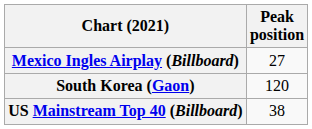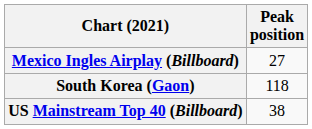(277, 85) 120 -> (277, 85) 118
